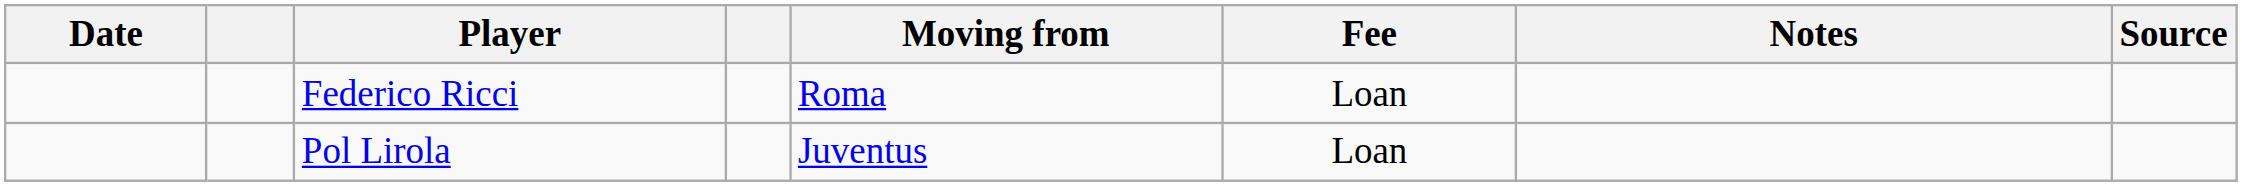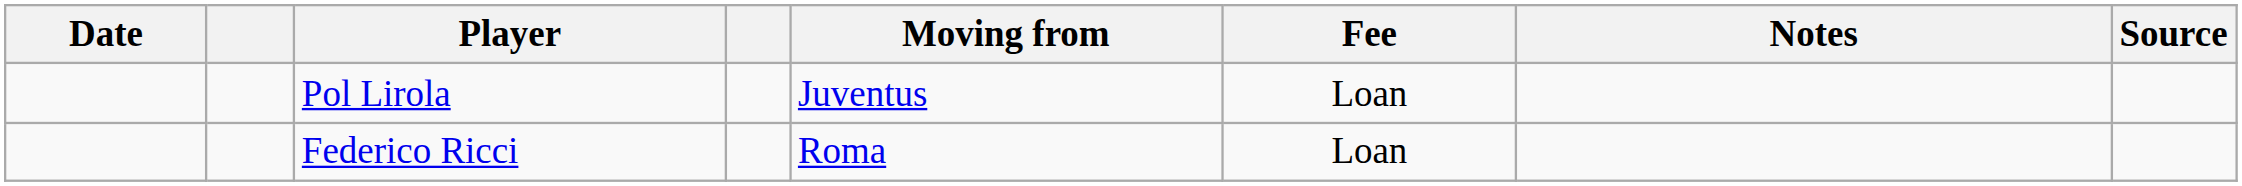rows swapped: (376, 151) <-> (410, 92)
